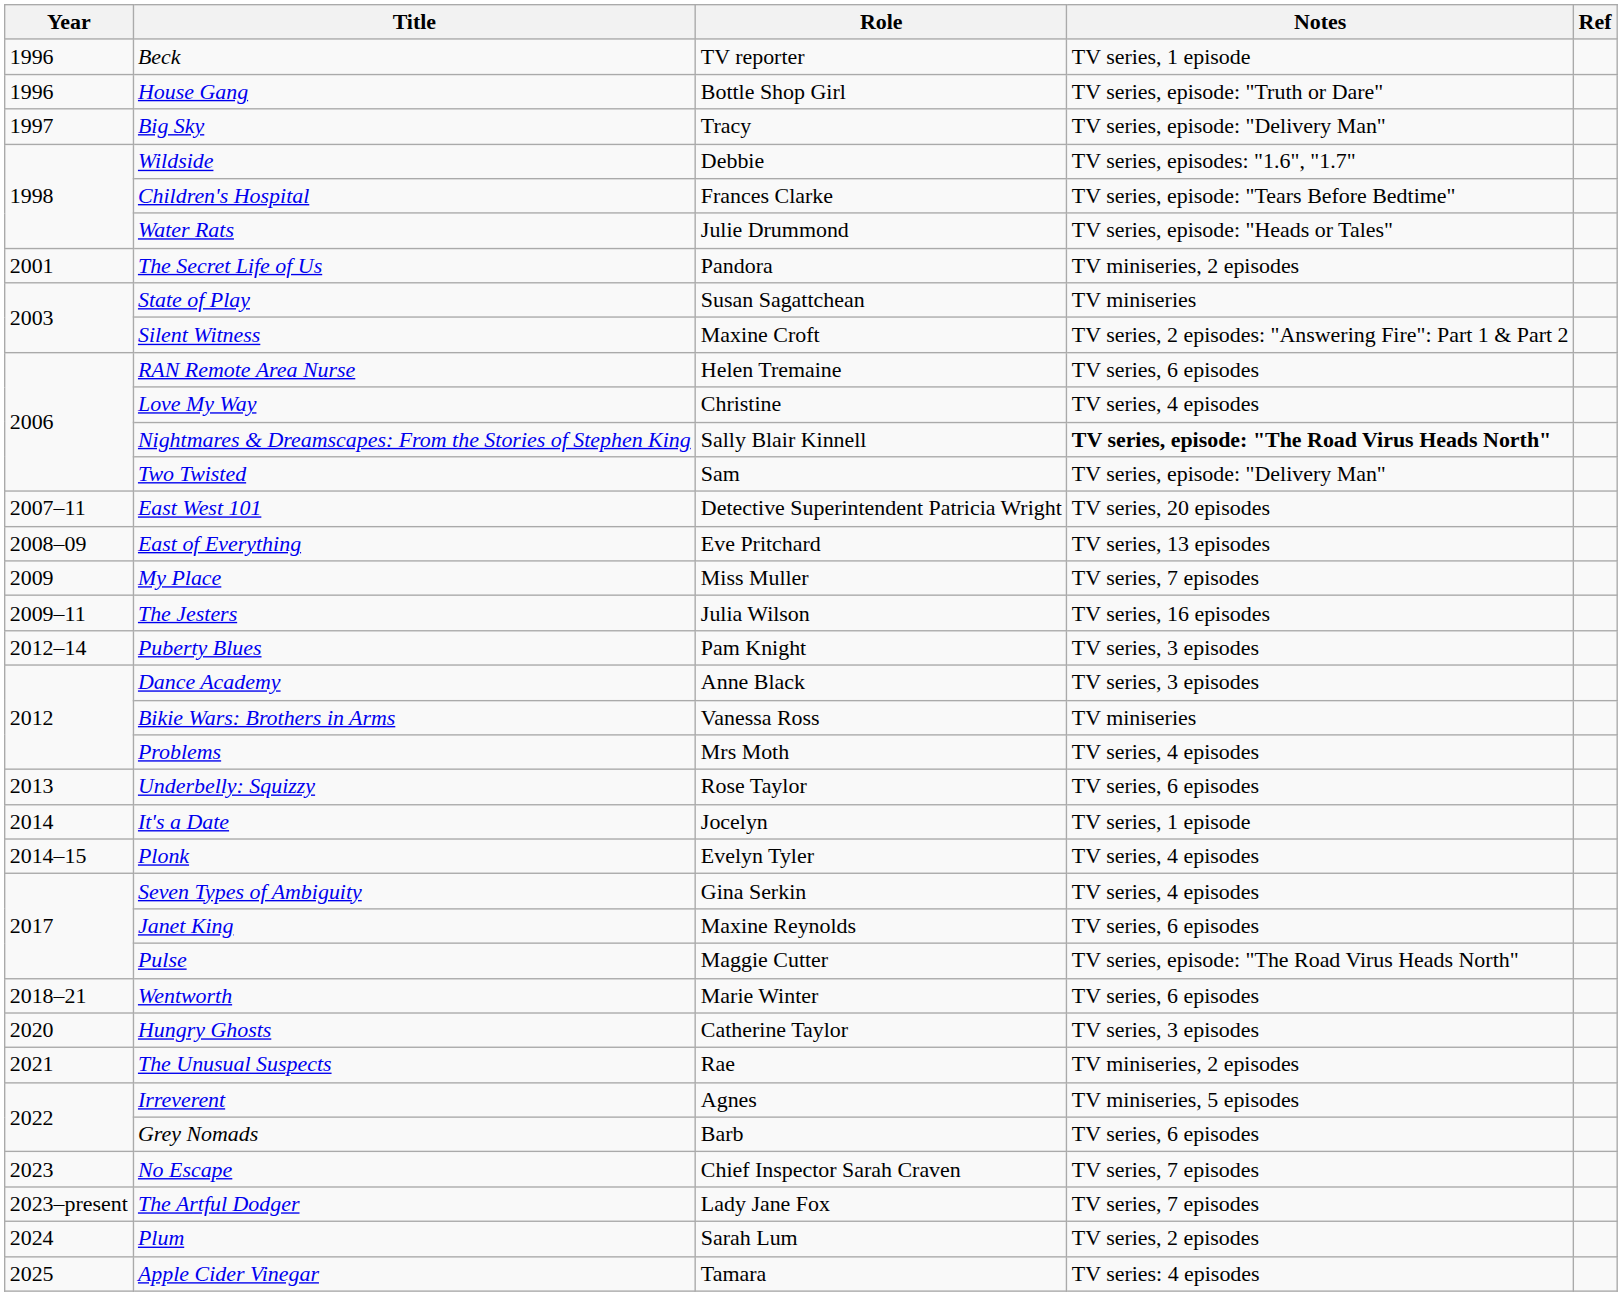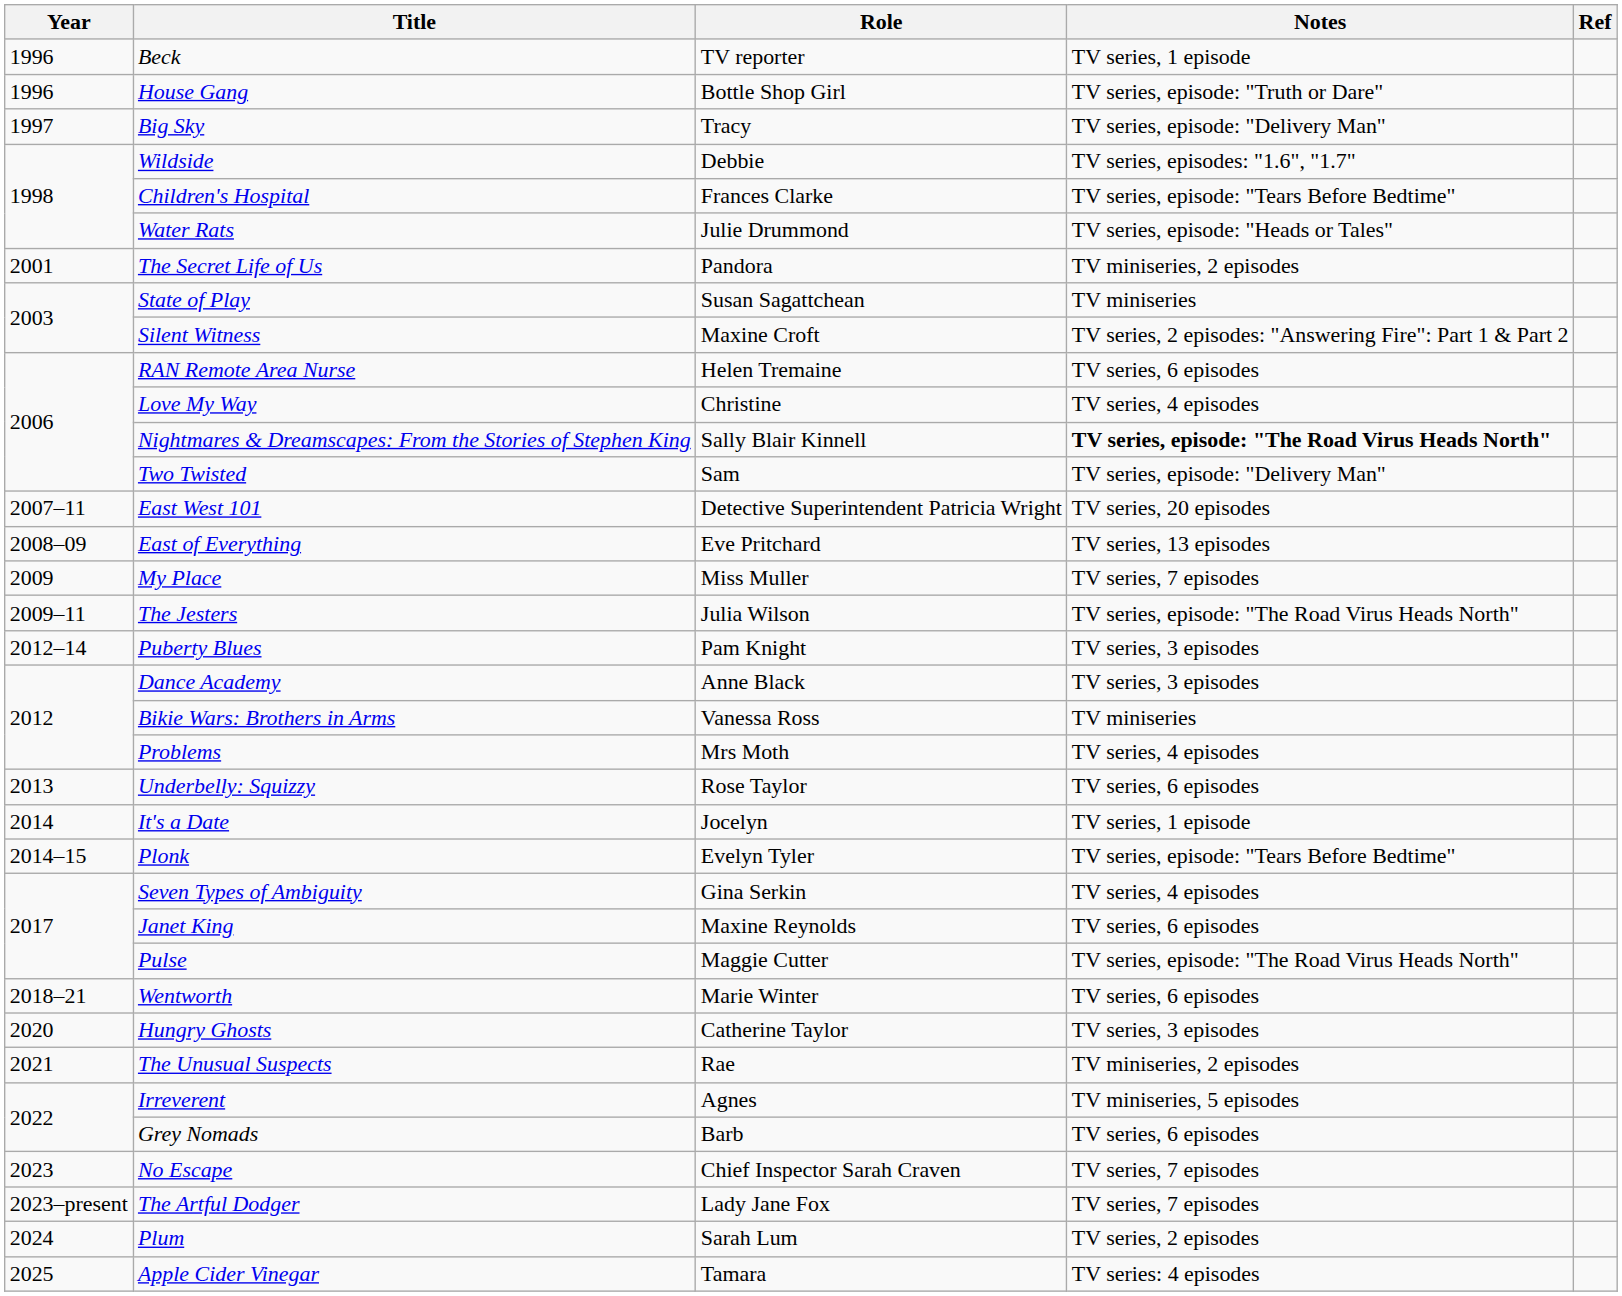(1171, 612) TV series, 16 episodes -> (1295, 612) TV series, episode: "The Road Virus Heads North"
(1165, 856) TV series, 4 episodes -> (1264, 856) TV series, episode: "Tears Before Bedtime"
